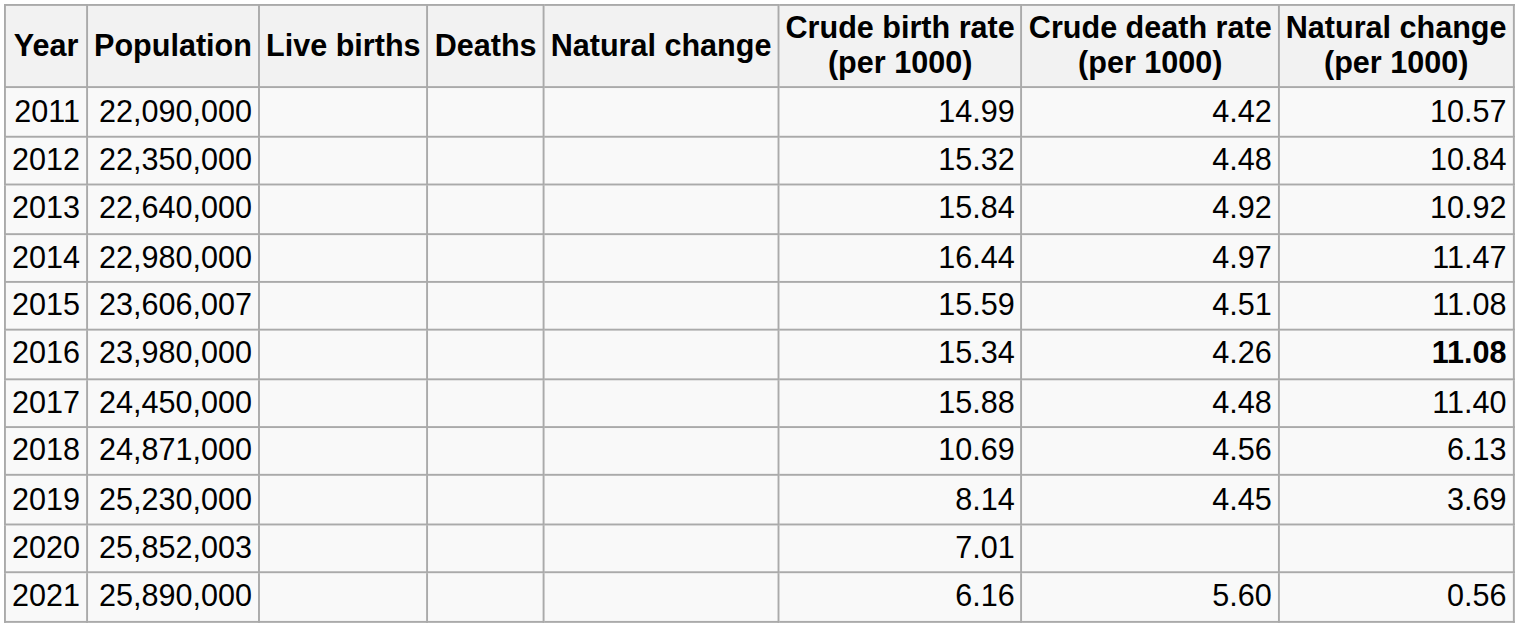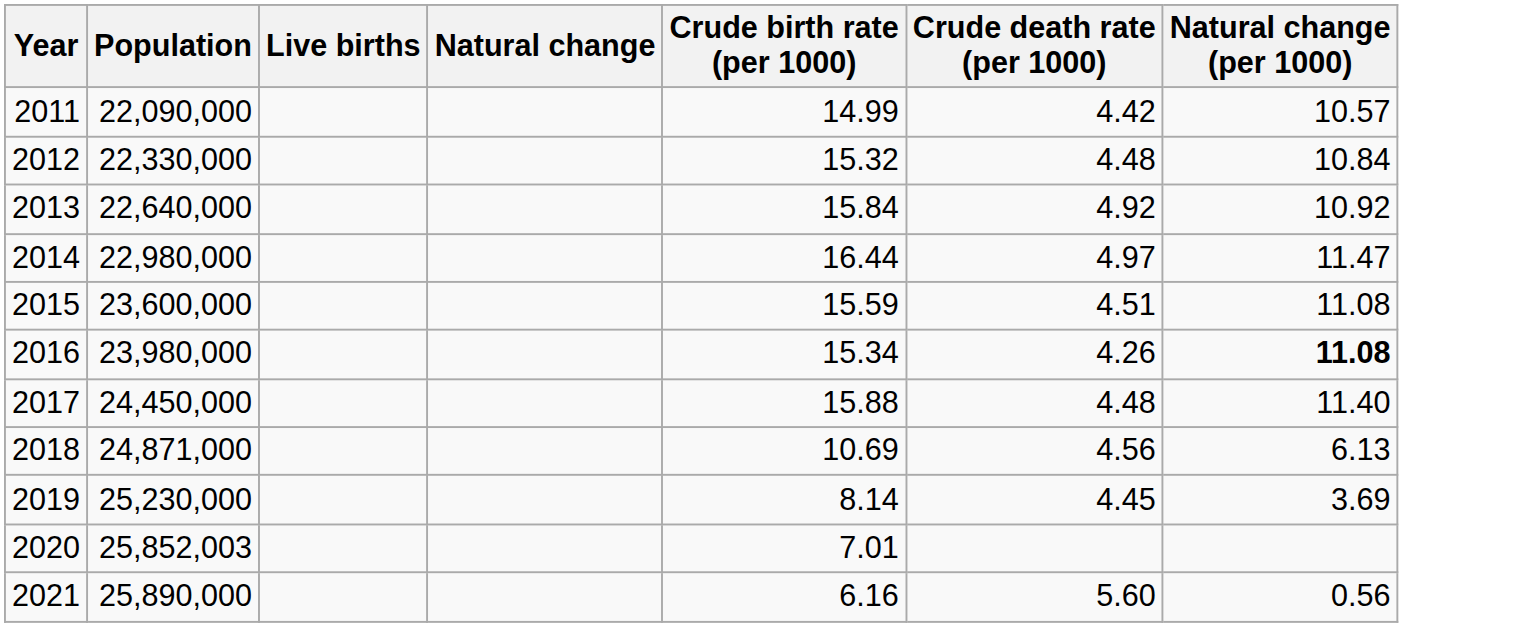- column: (486, 45)
(175, 160) 22,350,000 -> (175, 160) 22,330,000
(175, 305) 23,606,007 -> (175, 305) 23,600,000
